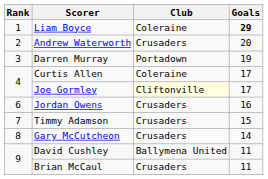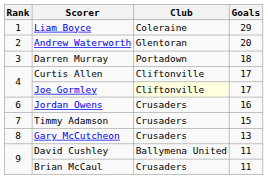(246, 28) bold -> (246, 28) normal
(161, 43) Crusaders -> (161, 43) Glentoran
(246, 58) 19 -> (246, 58) 18
(161, 74) Coleraine -> (170, 74) Cliftonville
(246, 136) 14 -> (246, 136) 13
